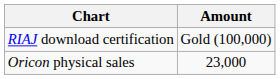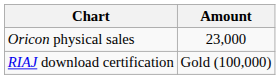rows swapped: (71, 62) <-> (91, 39)
